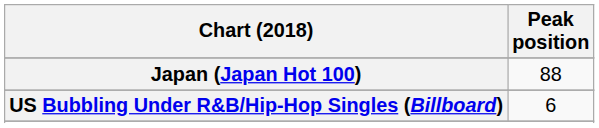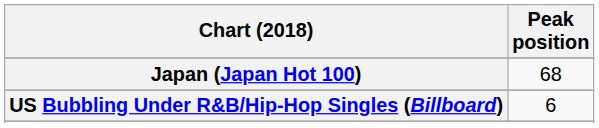(551, 74) 88 -> (551, 74) 68
